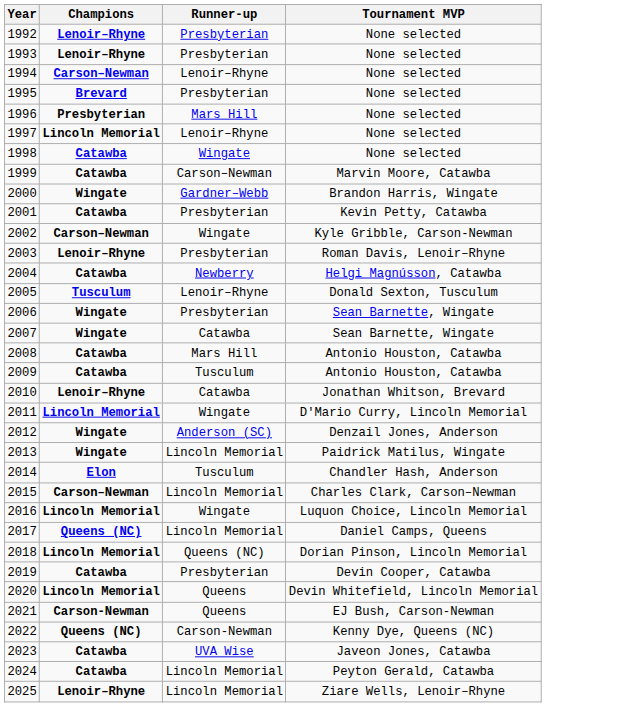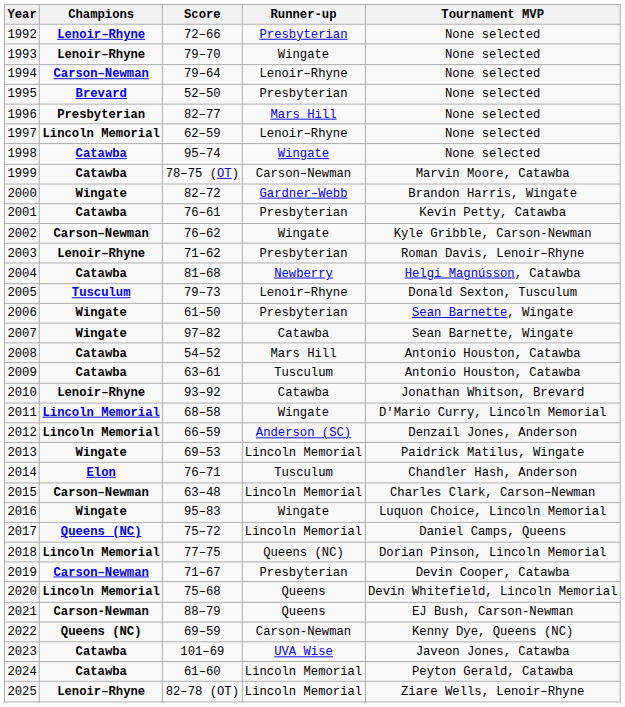+ column: (202, 14)
(224, 54) Presbyterian -> (304, 54) Wingate
(101, 433) Wingate -> (101, 433) Lincoln Memorial
(101, 512) Lincoln Memorial -> (101, 512) Wingate
(101, 572) Catawba -> (101, 572) Carson–Newman
